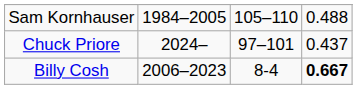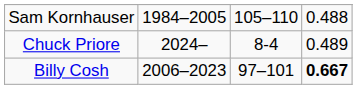(266, 44) 97–101 -> (266, 44) 8-4
(327, 44) 0.437 -> (327, 44) 0.489
(266, 71) 8-4 -> (266, 71) 97–101
